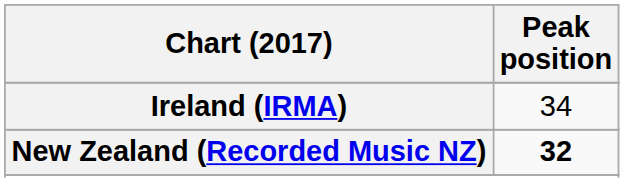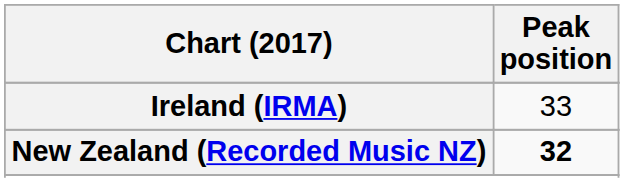(556, 105) 34 -> (556, 105) 33
